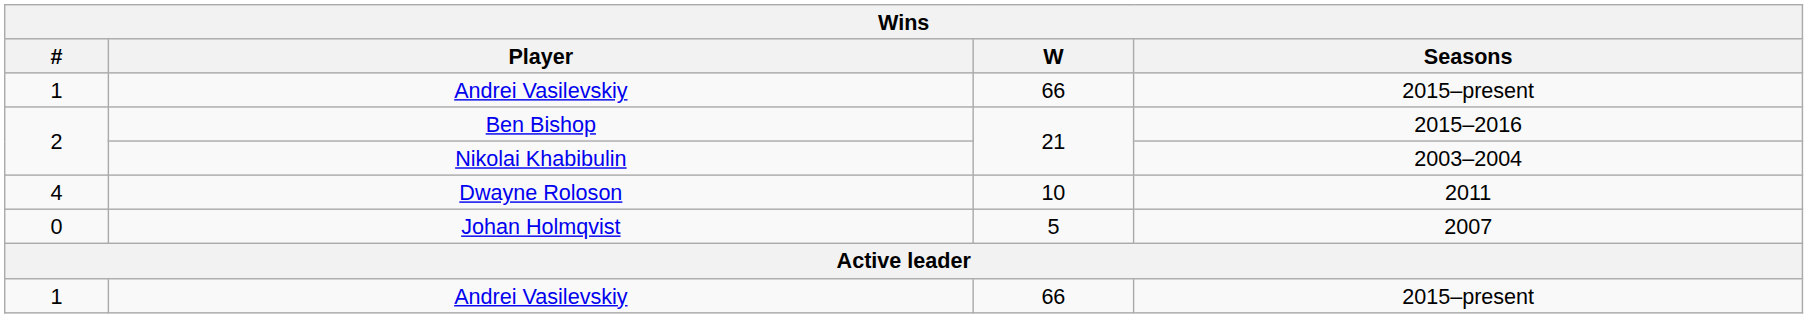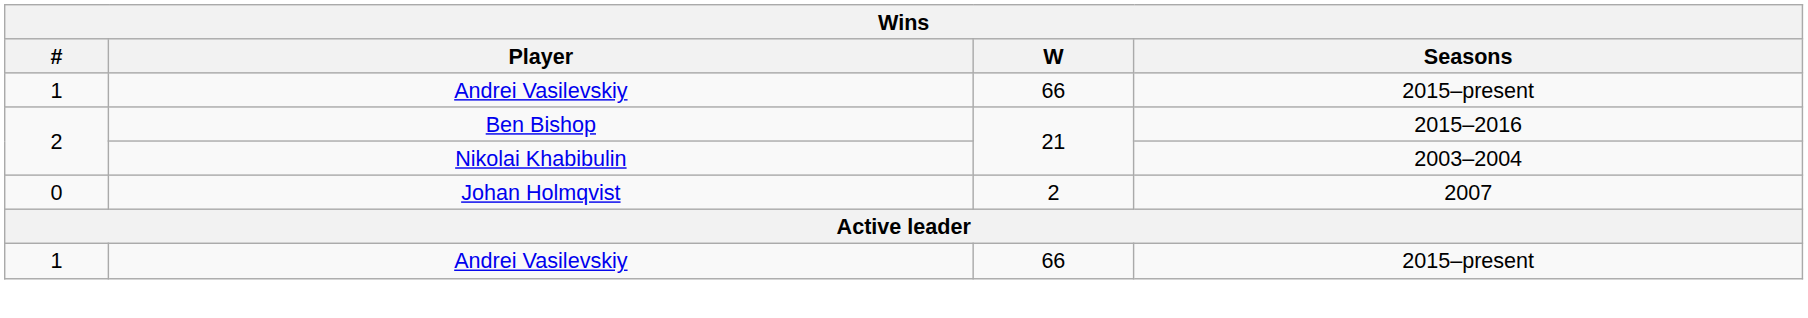- row: (541, 193)
(1053, 227) 5 -> (1053, 193) 2
